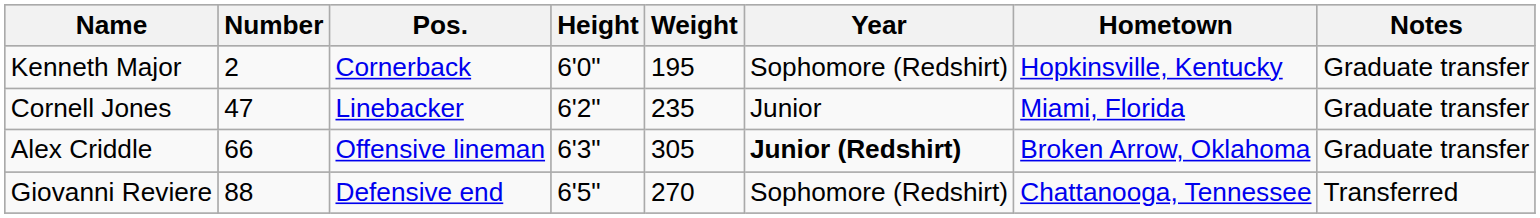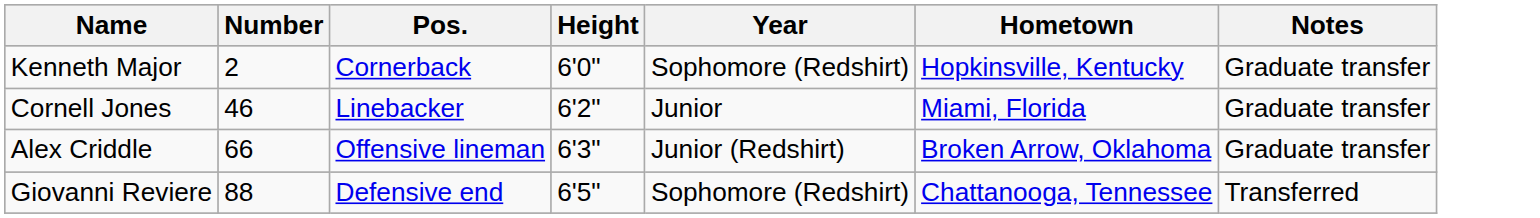- column: (694, 25)
(239, 108) 47 -> (239, 108) 46
(856, 150) bold -> (748, 150) normal
